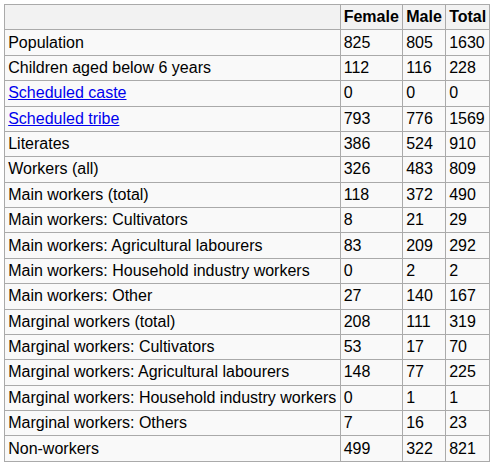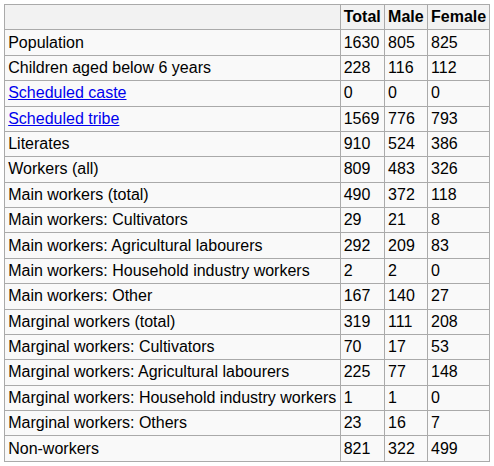columns swapped: (468, 17) <-> (371, 17)
